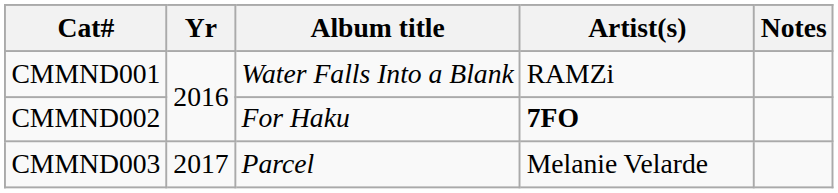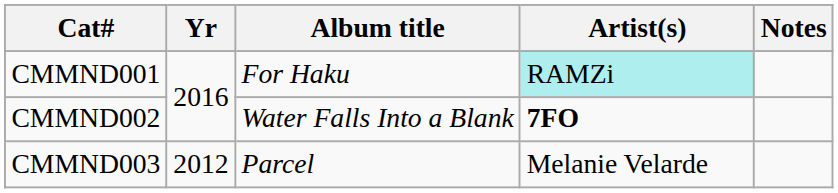(378, 73) Water Falls Into a Blank -> (296, 73) For Haku
(570, 73) no background -> (570, 73) paleturquoise background
(296, 118) For Haku -> (378, 118) Water Falls Into a Blank
(201, 164) 2017 -> (201, 164) 2012
